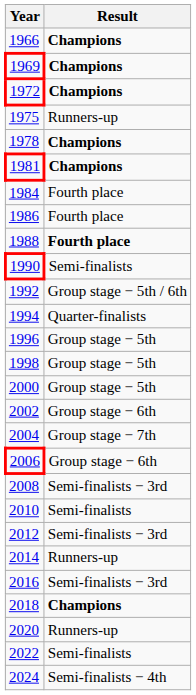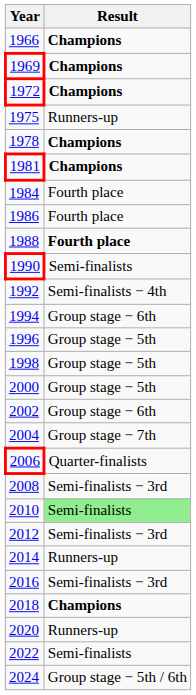(117, 291) Group stage − 5th / 6th -> (107, 291) Semi-finalists − 4th
(97, 315) Quarter-finalists -> (102, 315) Group stage − 6th
(103, 460) Group stage − 6th -> (98, 460) Quarter-finalists
(90, 510) no background -> (90, 510) lightgreen background
(107, 677) Semi-finalists − 4th -> (117, 677) Group stage − 5th / 6th
